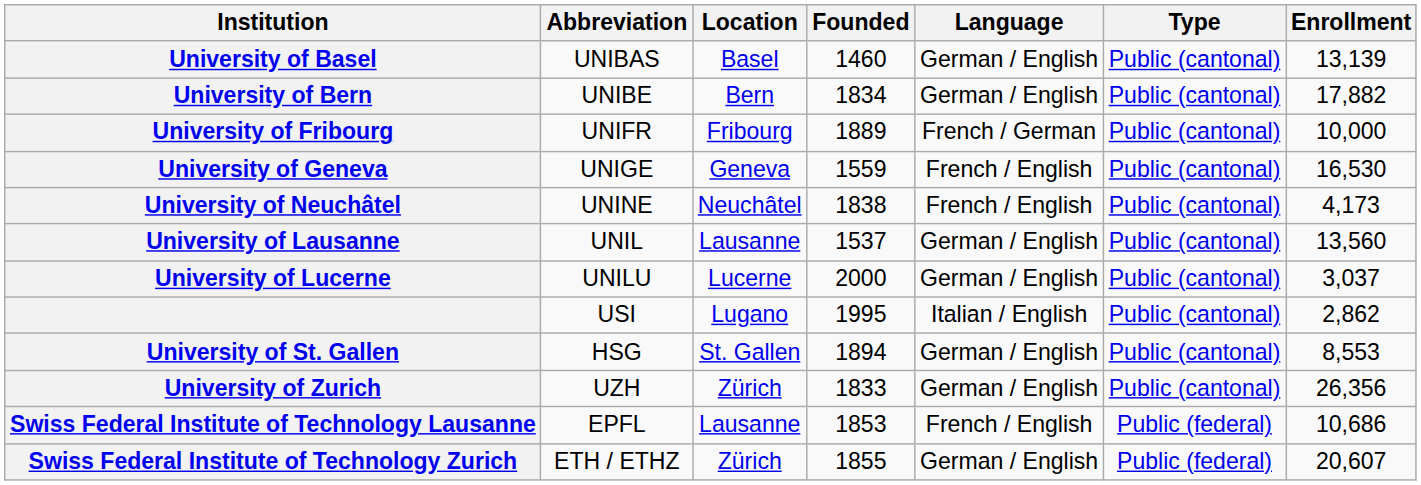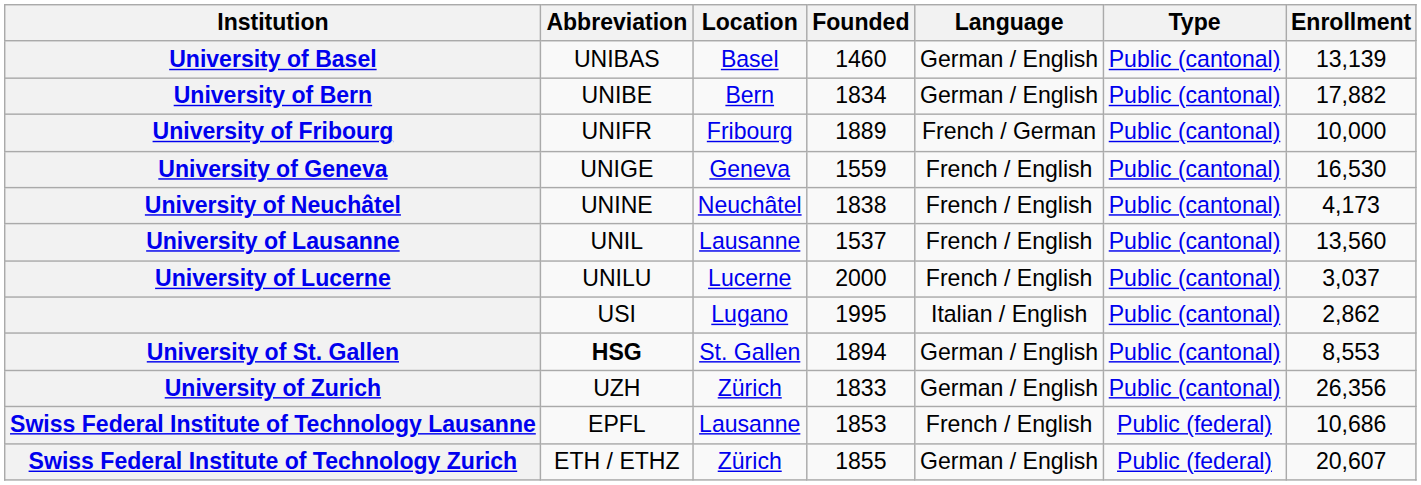(1009, 242) German / English -> (1009, 242) French / English
(1009, 278) German / English -> (1009, 278) French / English
(617, 351) normal -> (617, 351) bold
